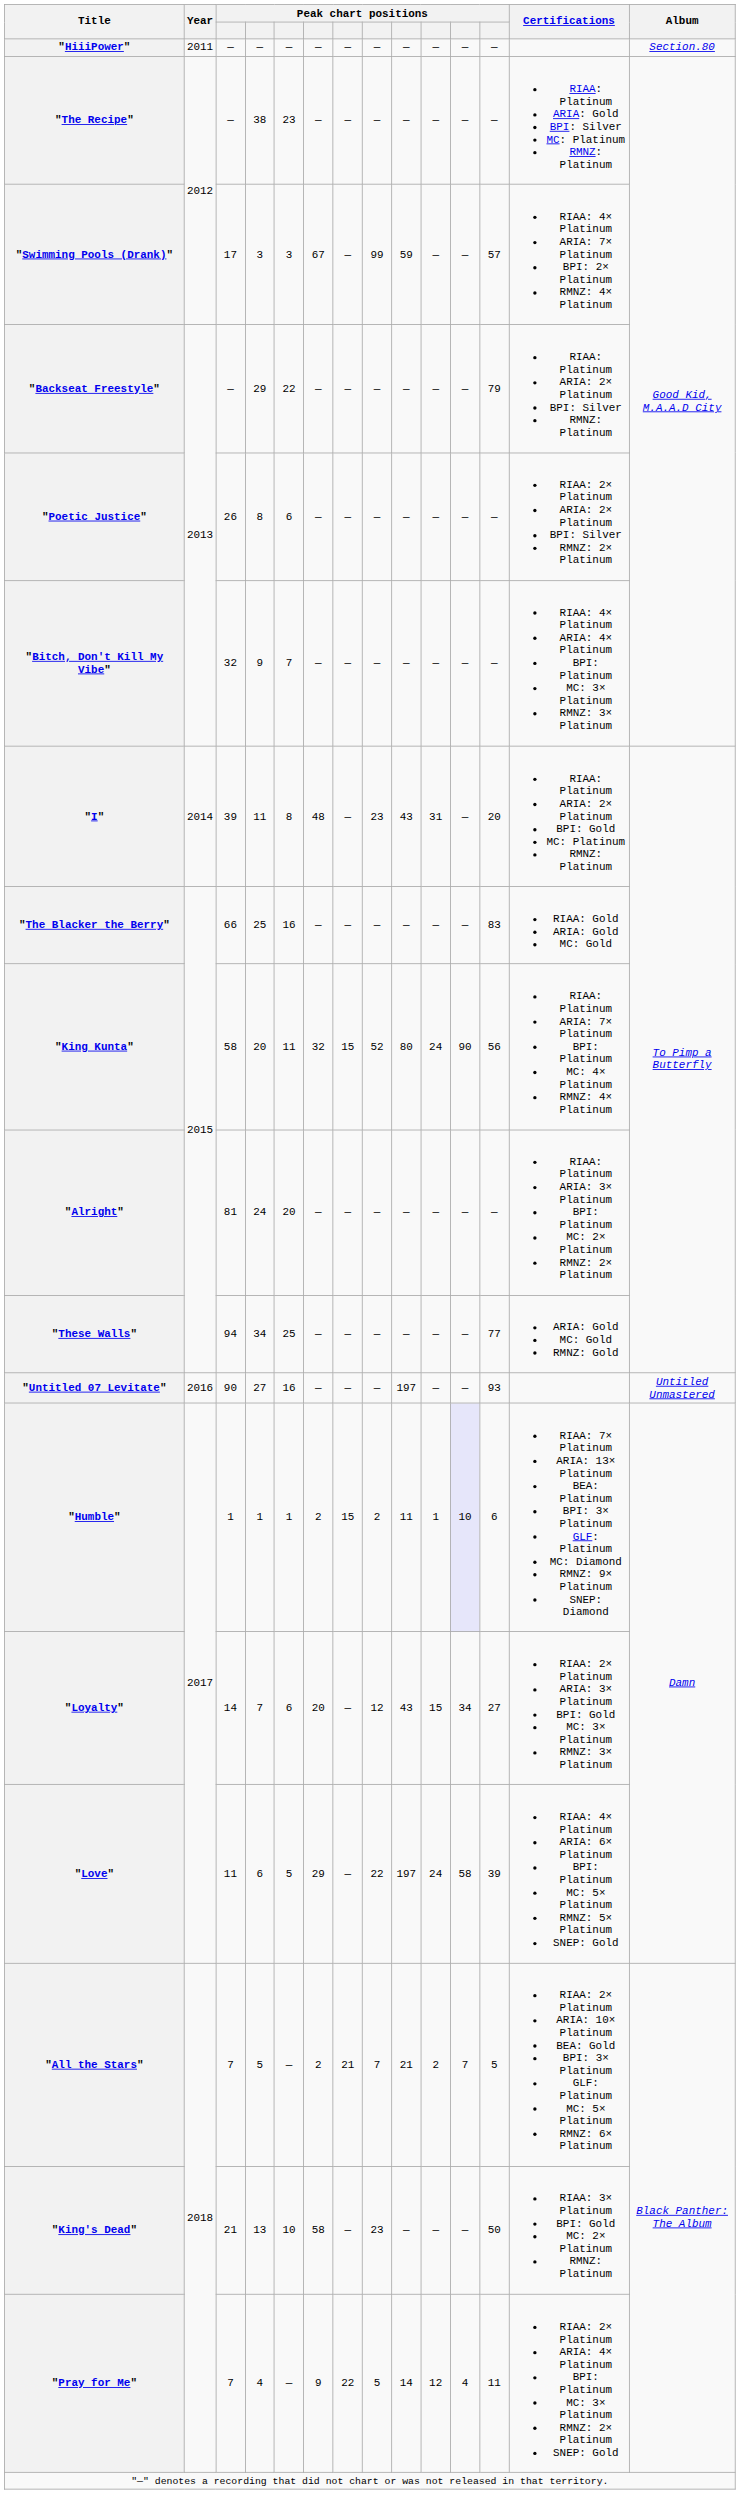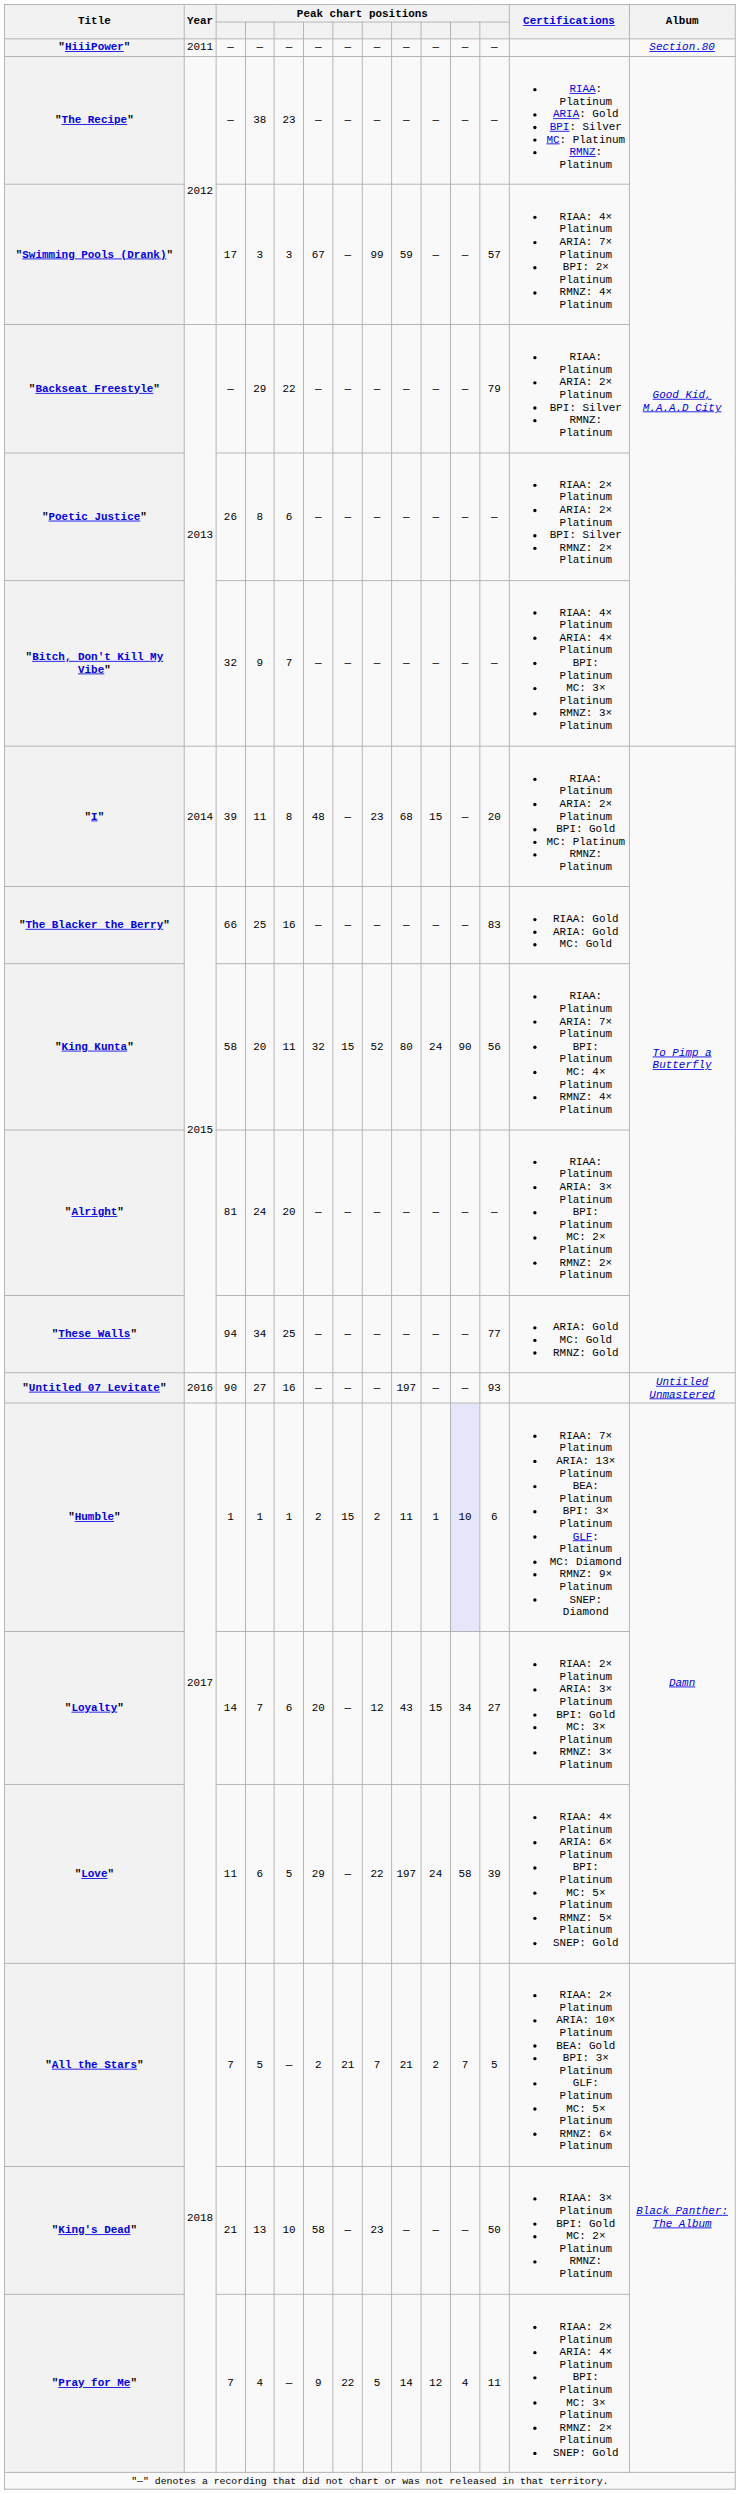(406, 816) 43 -> (406, 816) 68
(436, 816) 31 -> (436, 816) 15
